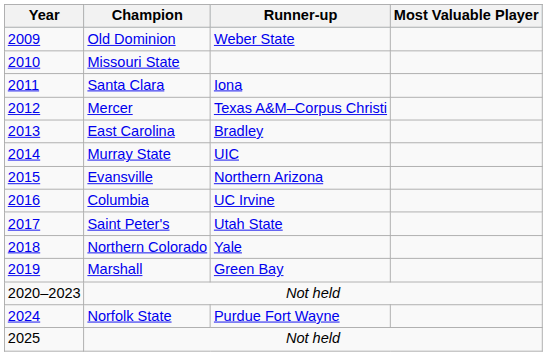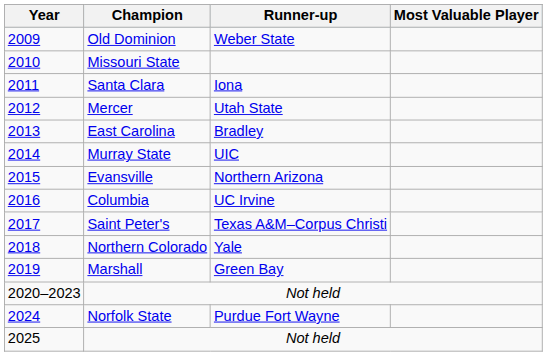(300, 108) Texas A&M–Corpus Christi -> (248, 108) Utah State
(248, 223) Utah State -> (300, 223) Texas A&M–Corpus Christi
